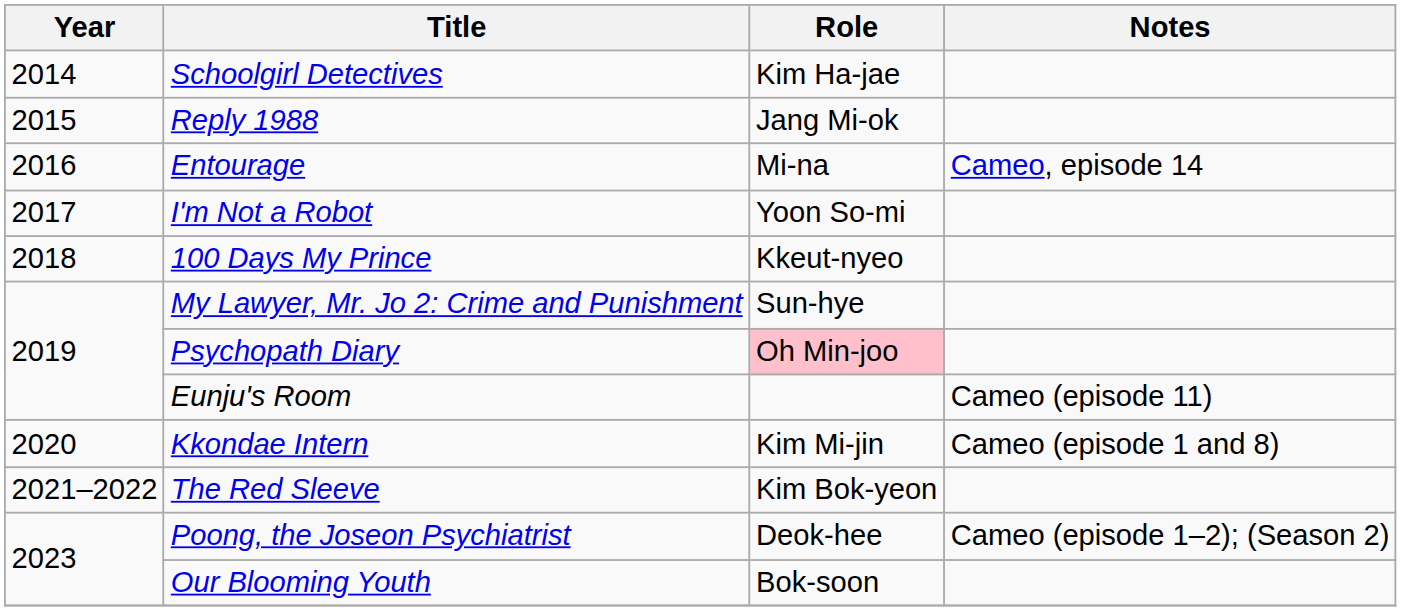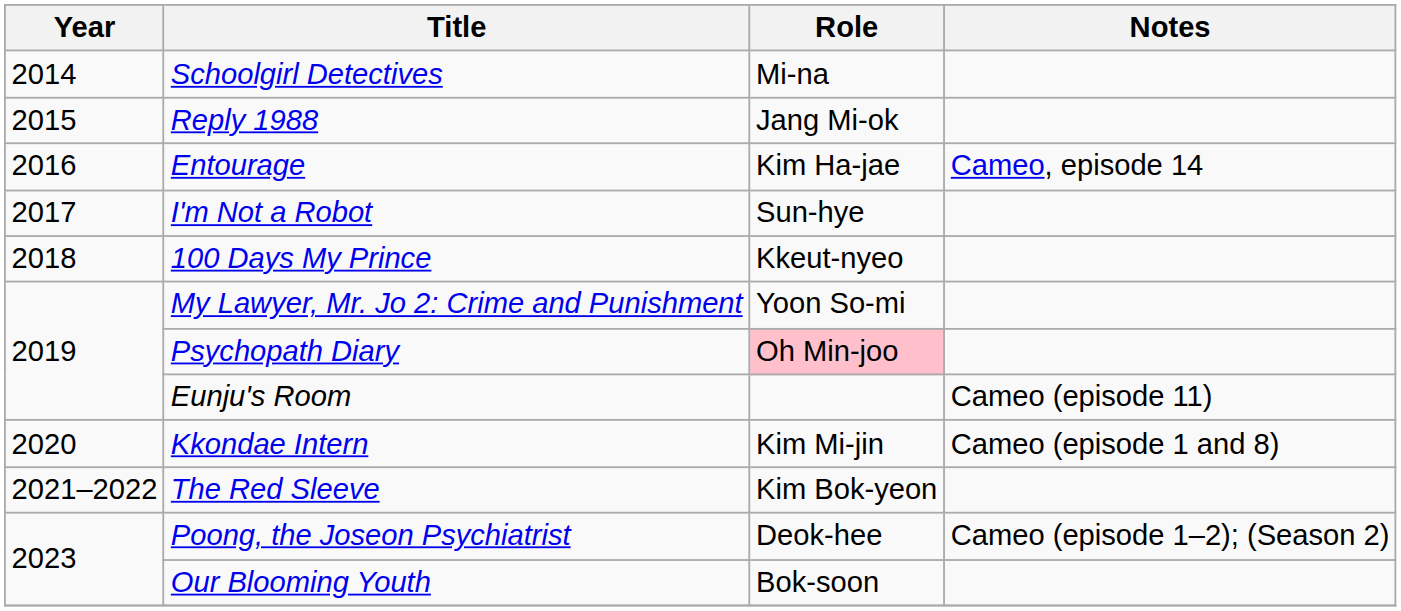(828, 73) Kim Ha-jae -> (792, 73) Mi-na
(792, 166) Mi-na -> (828, 166) Kim Ha-jae
(831, 212) Yoon So-mi -> (810, 212) Sun-hye
(810, 304) Sun-hye -> (831, 304) Yoon So-mi
